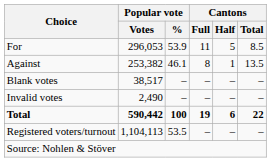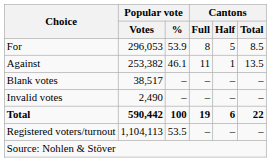(205, 47) 11 -> (207, 47) 8
(207, 64) 8 -> (205, 64) 11
